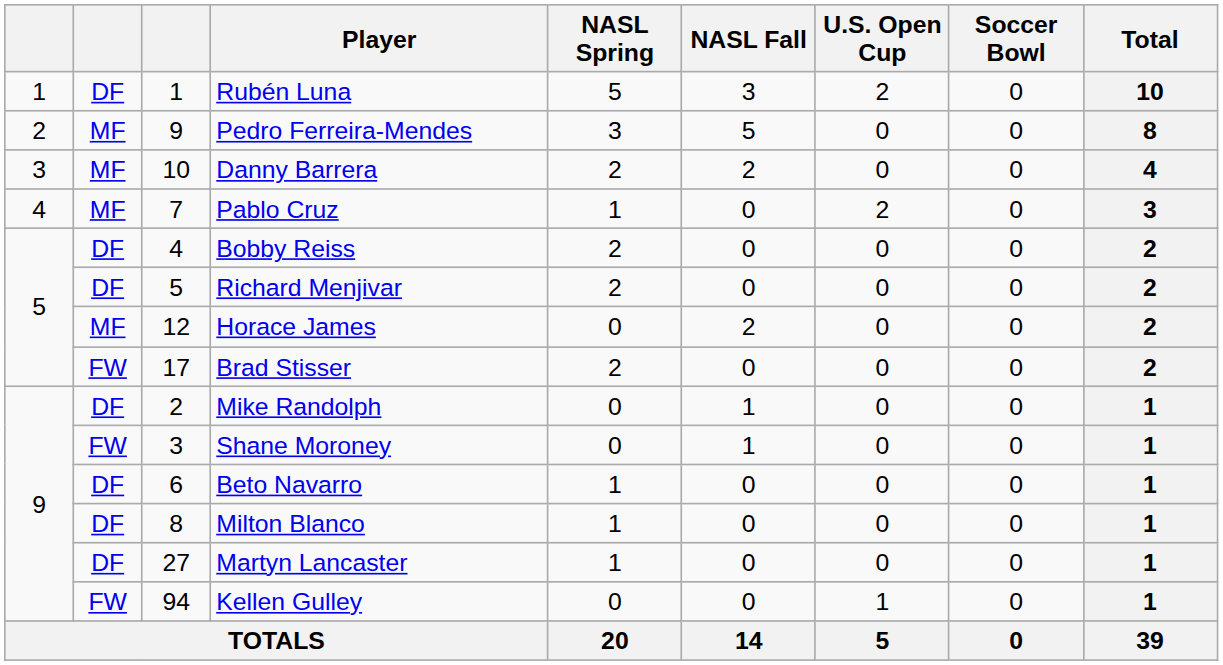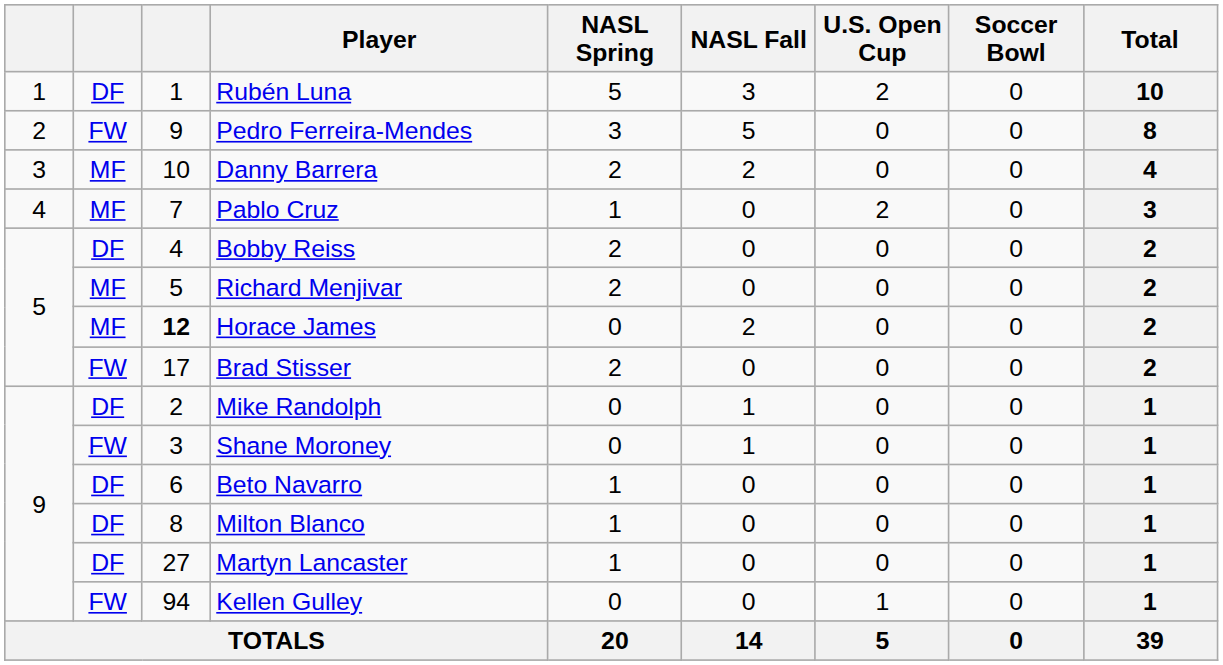(108, 131) MF -> (108, 131) FW
(108, 288) DF -> (108, 288) MF
(176, 327) normal -> (176, 327) bold
